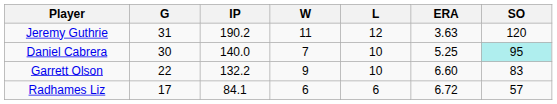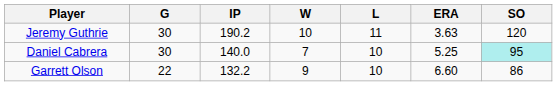(165, 33) 31 -> (165, 33) 30
(305, 33) 11 -> (305, 33) 10
(376, 33) 12 -> (376, 33) 11
(516, 71) 83 -> (516, 71) 86
- row: (67, 90)
